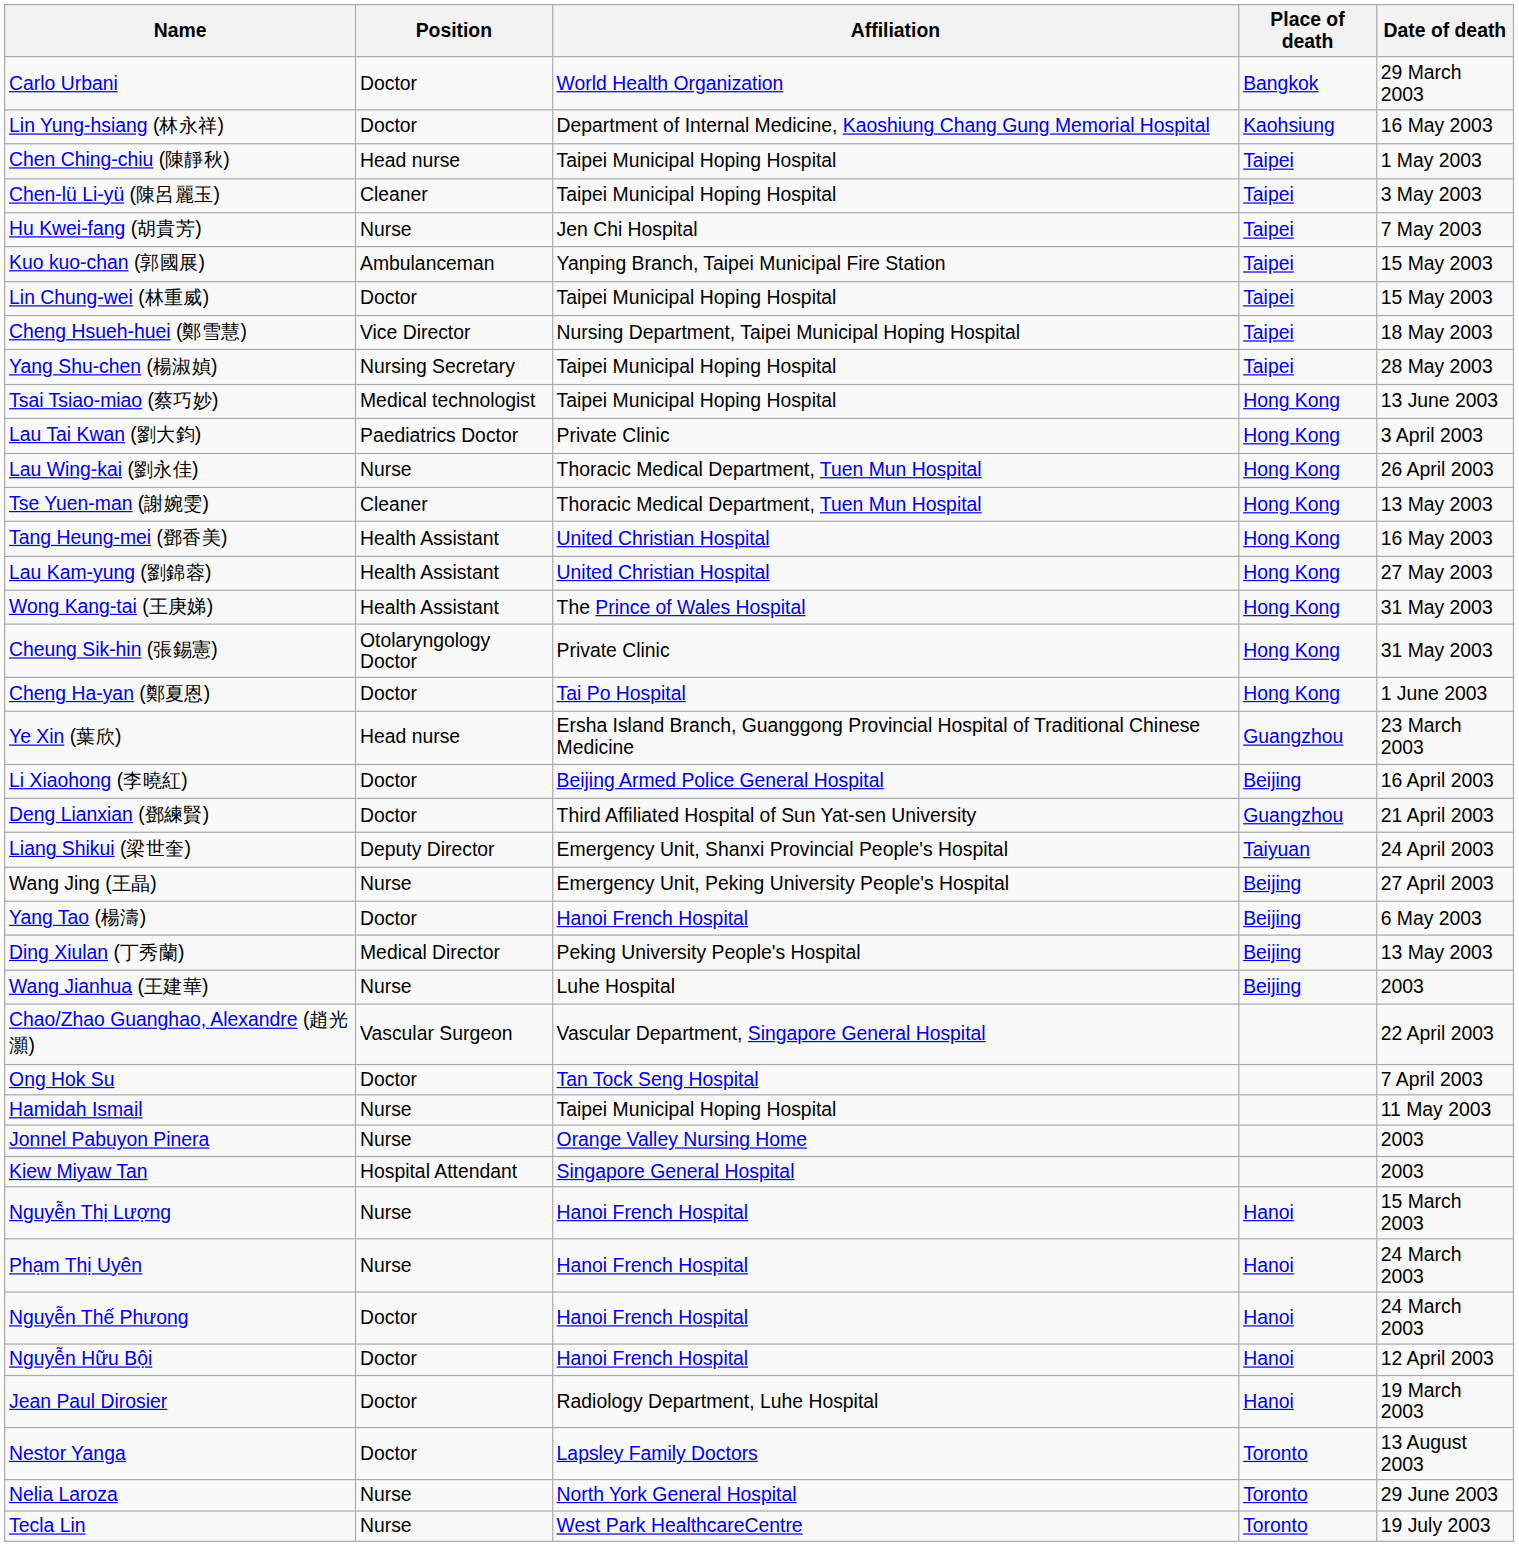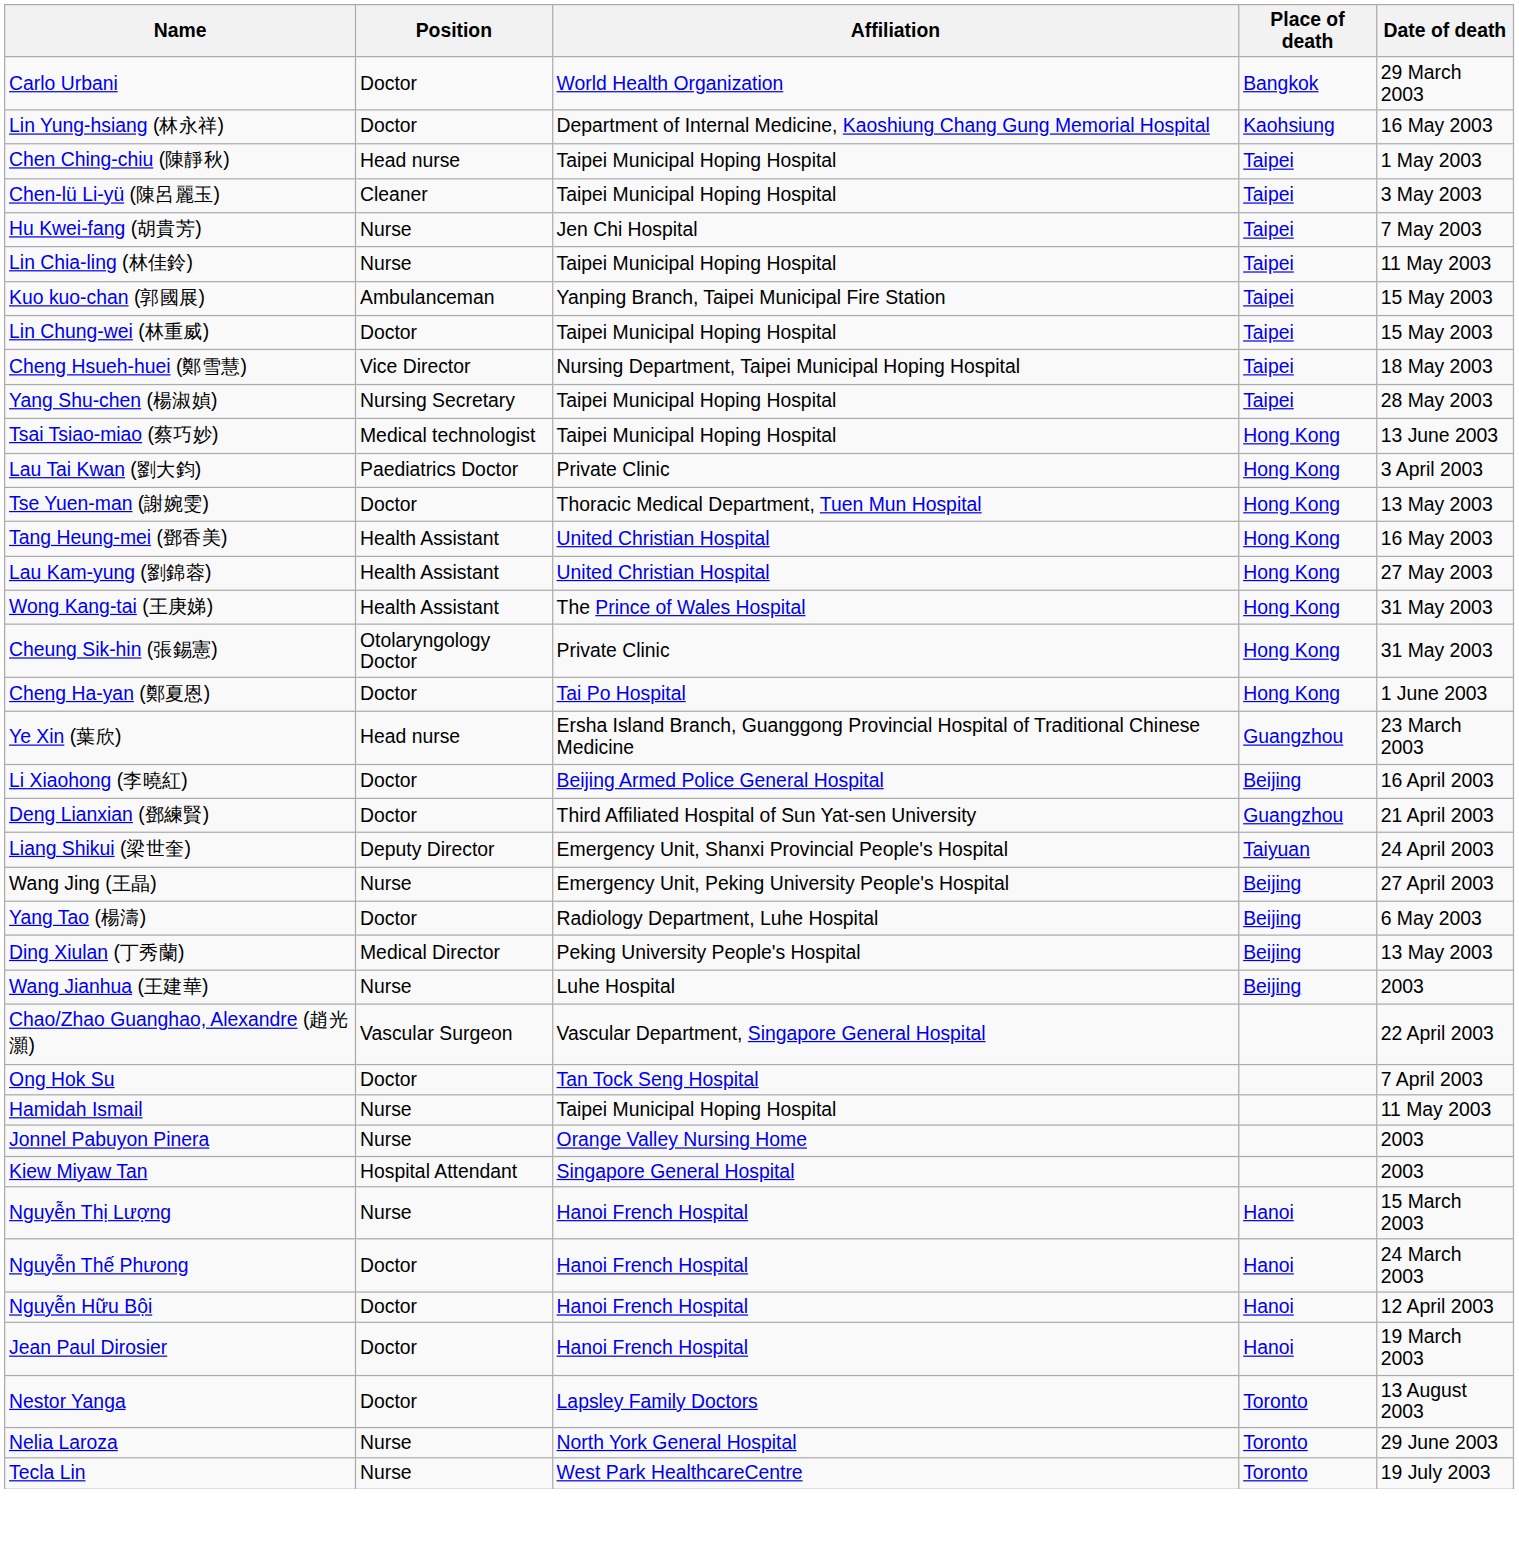+ row: (101, 263)
- row: (104, 469)
(394, 504) Cleaner -> (388, 504) Doctor
(652, 918) Hanoi French Hospital -> (717, 918) Radiology Department, Luhe Hospital
- row: (76, 1265)
(717, 1401) Radiology Department, Luhe Hospital -> (652, 1348) Hanoi French Hospital
